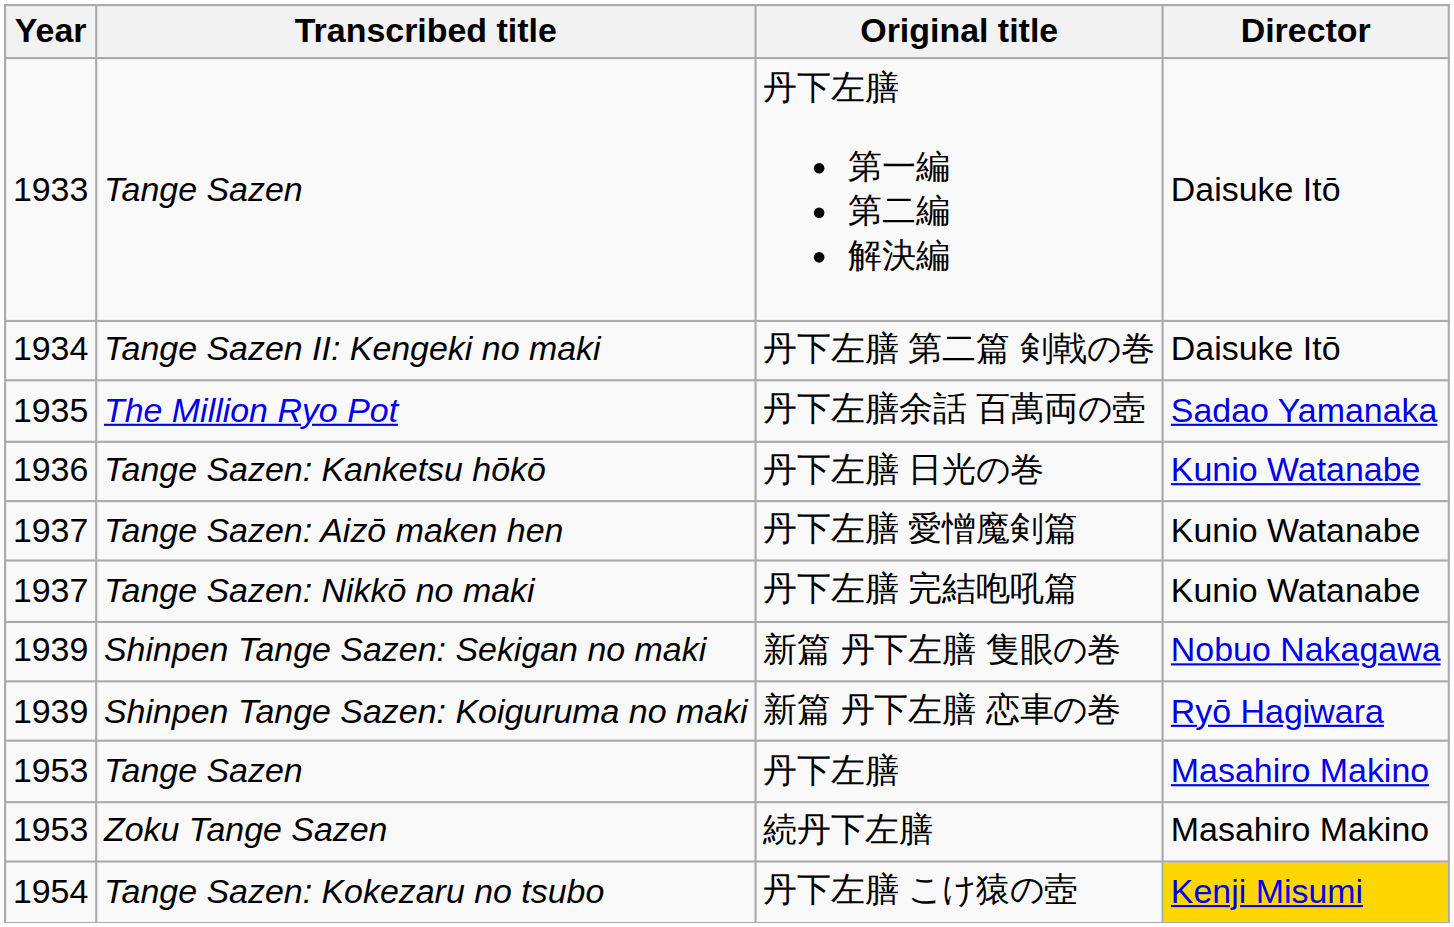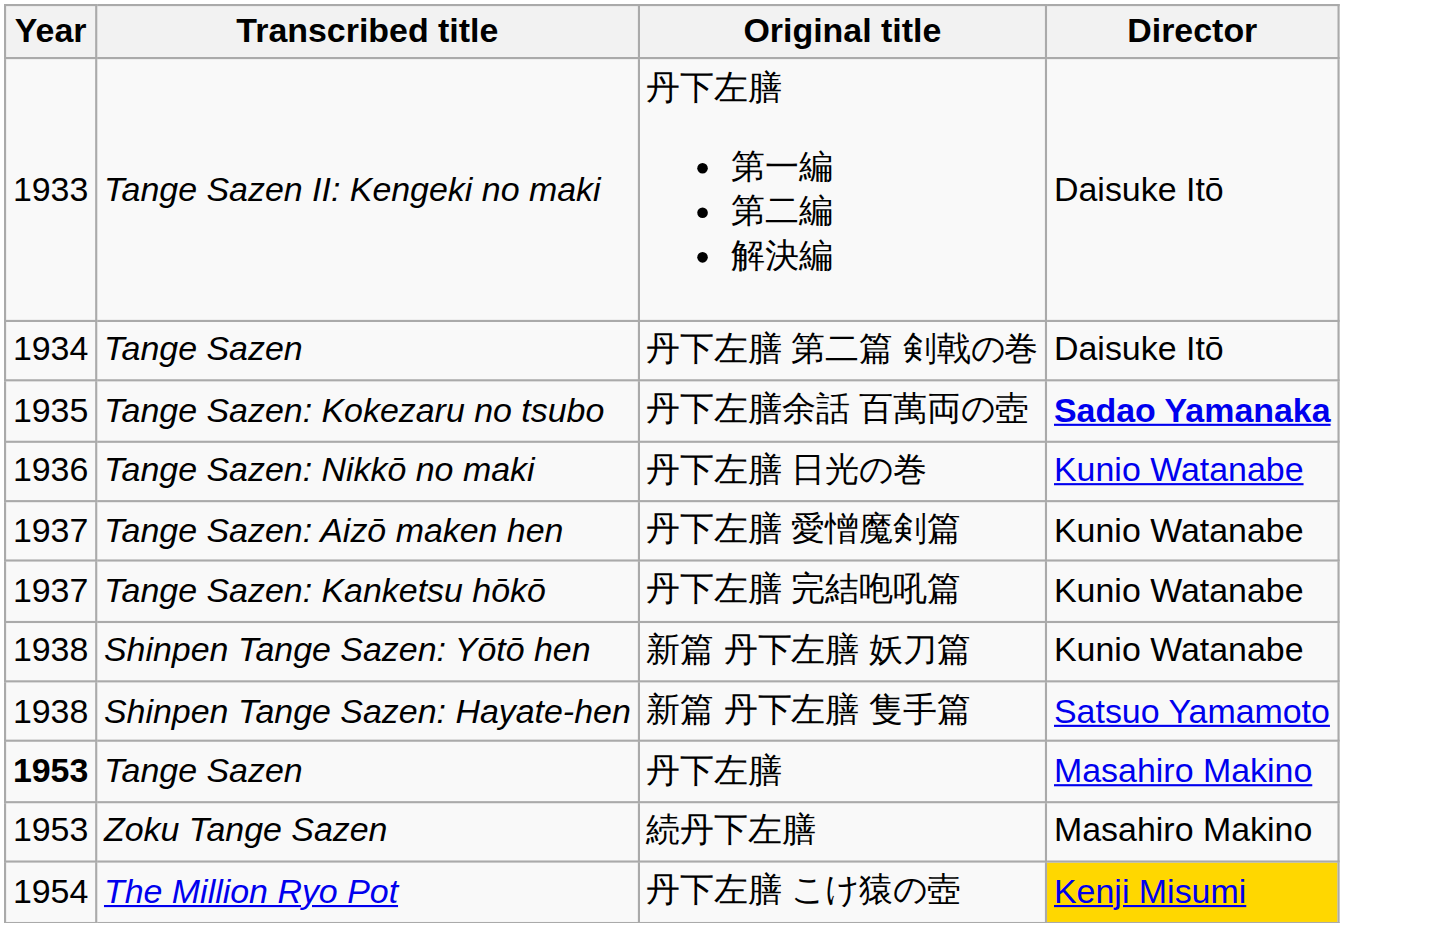(203, 189) Tange Sazen -> (352, 189) Tange Sazen II: Kengeki no maki
(352, 349) Tange Sazen II: Kengeki no maki -> (203, 349) Tange Sazen
(251, 410) The Million Ryo Pot -> (354, 410) Tange Sazen: Kokezaru no tsubo
(1304, 410) normal -> (1192, 410) bold
(325, 470) Tange Sazen: Kanketsu hōkō -> (319, 470) Tange Sazen: Nikkō no maki
(319, 590) Tange Sazen: Nikkō no maki -> (325, 590) Tange Sazen: Kanketsu hōkō
+ row: (808, 649)
+ row: (808, 709)
- row: (942, 649)
- row: (942, 709)
(51, 771) normal -> (51, 771) bold
(354, 891) Tange Sazen: Kokezaru no tsubo -> (251, 891) The Million Ryo Pot
